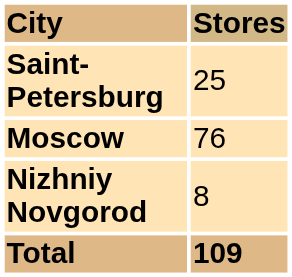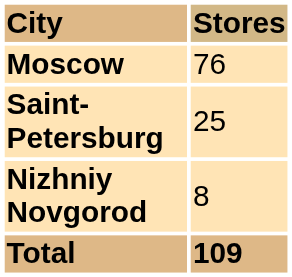rows swapped: (85, 80) <-> (65, 138)
